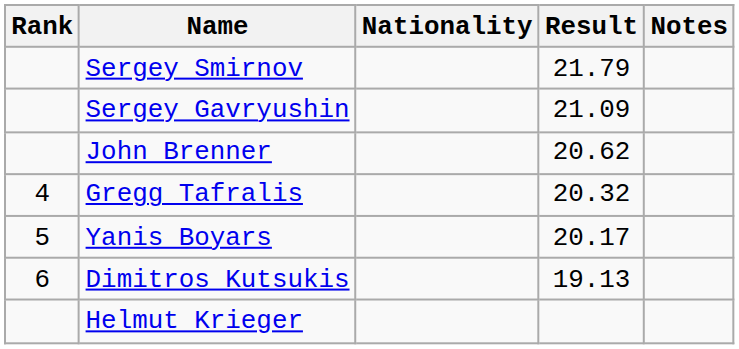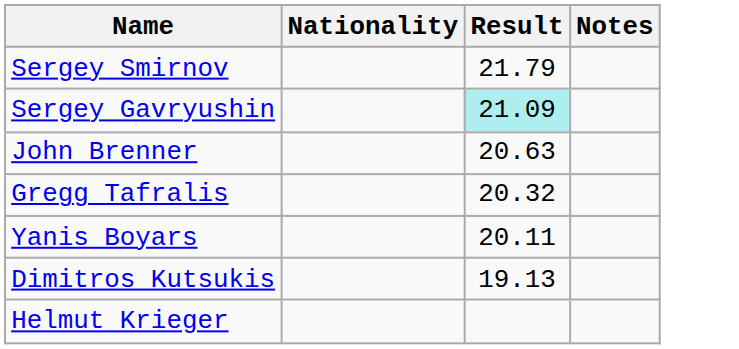- column: (42, 26)
(592, 110) no background -> (517, 110) paleturquoise background
(592, 153) 20.62 -> (517, 153) 20.63
(592, 237) 20.17 -> (517, 237) 20.11
